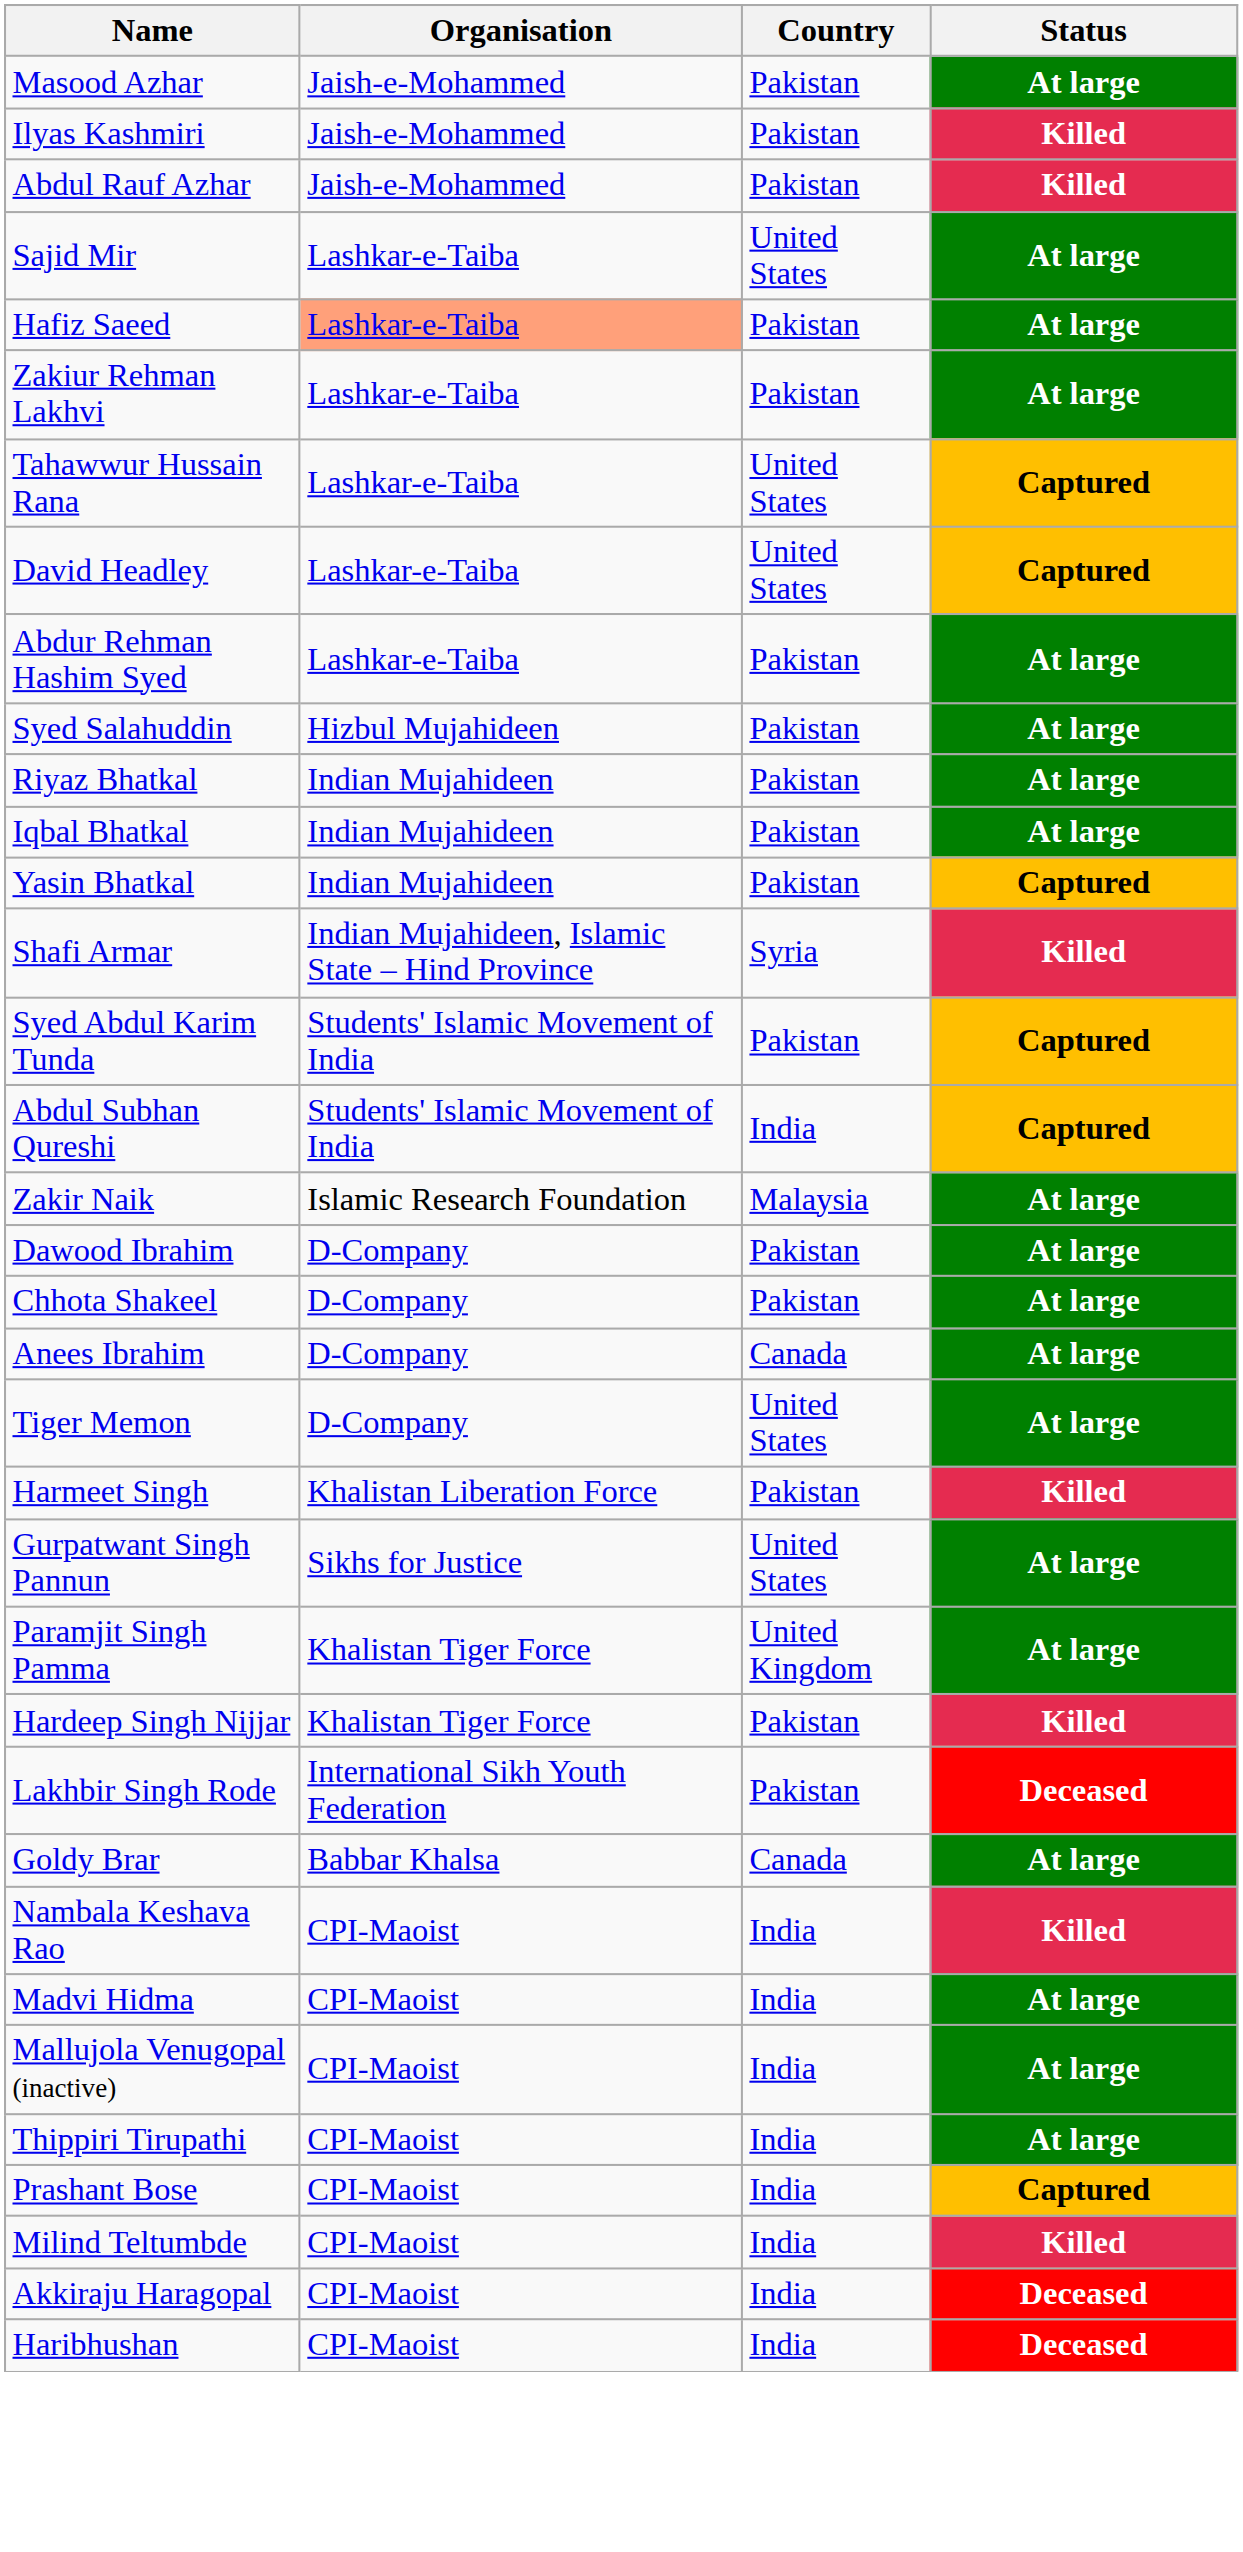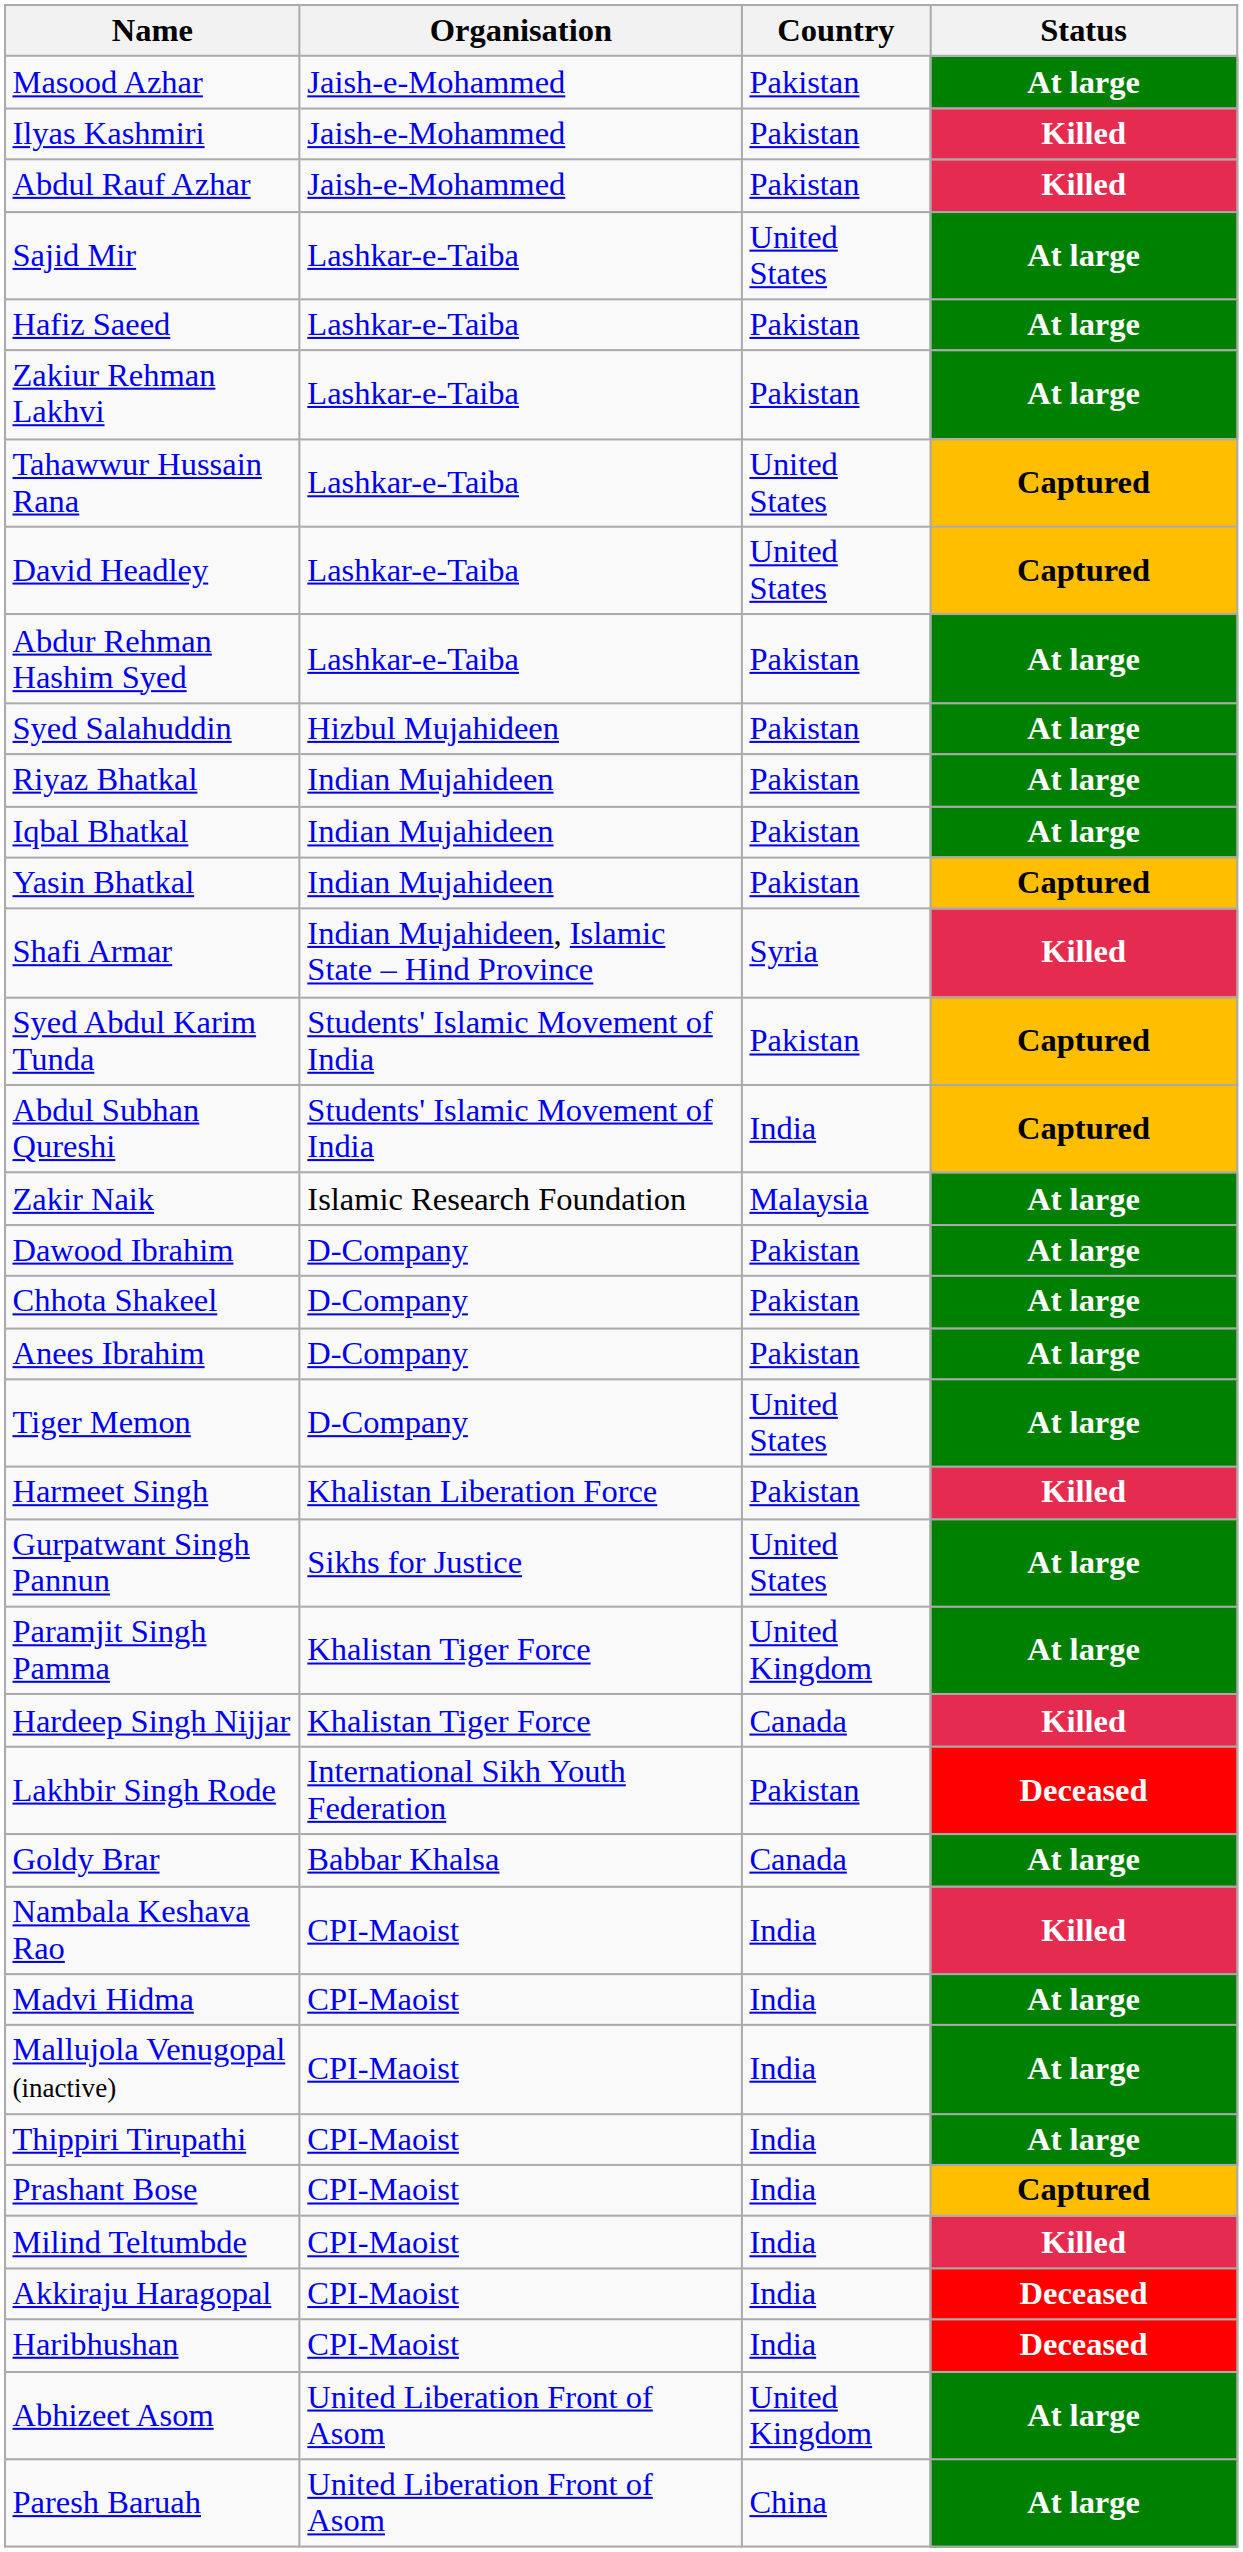(413, 324) lightsalmon background -> (413, 324) no background
(798, 1352) Canada -> (804, 1352) Pakistan
(804, 1719) Pakistan -> (798, 1719) Canada
+ row: (113, 2414)
+ row: (107, 2502)
